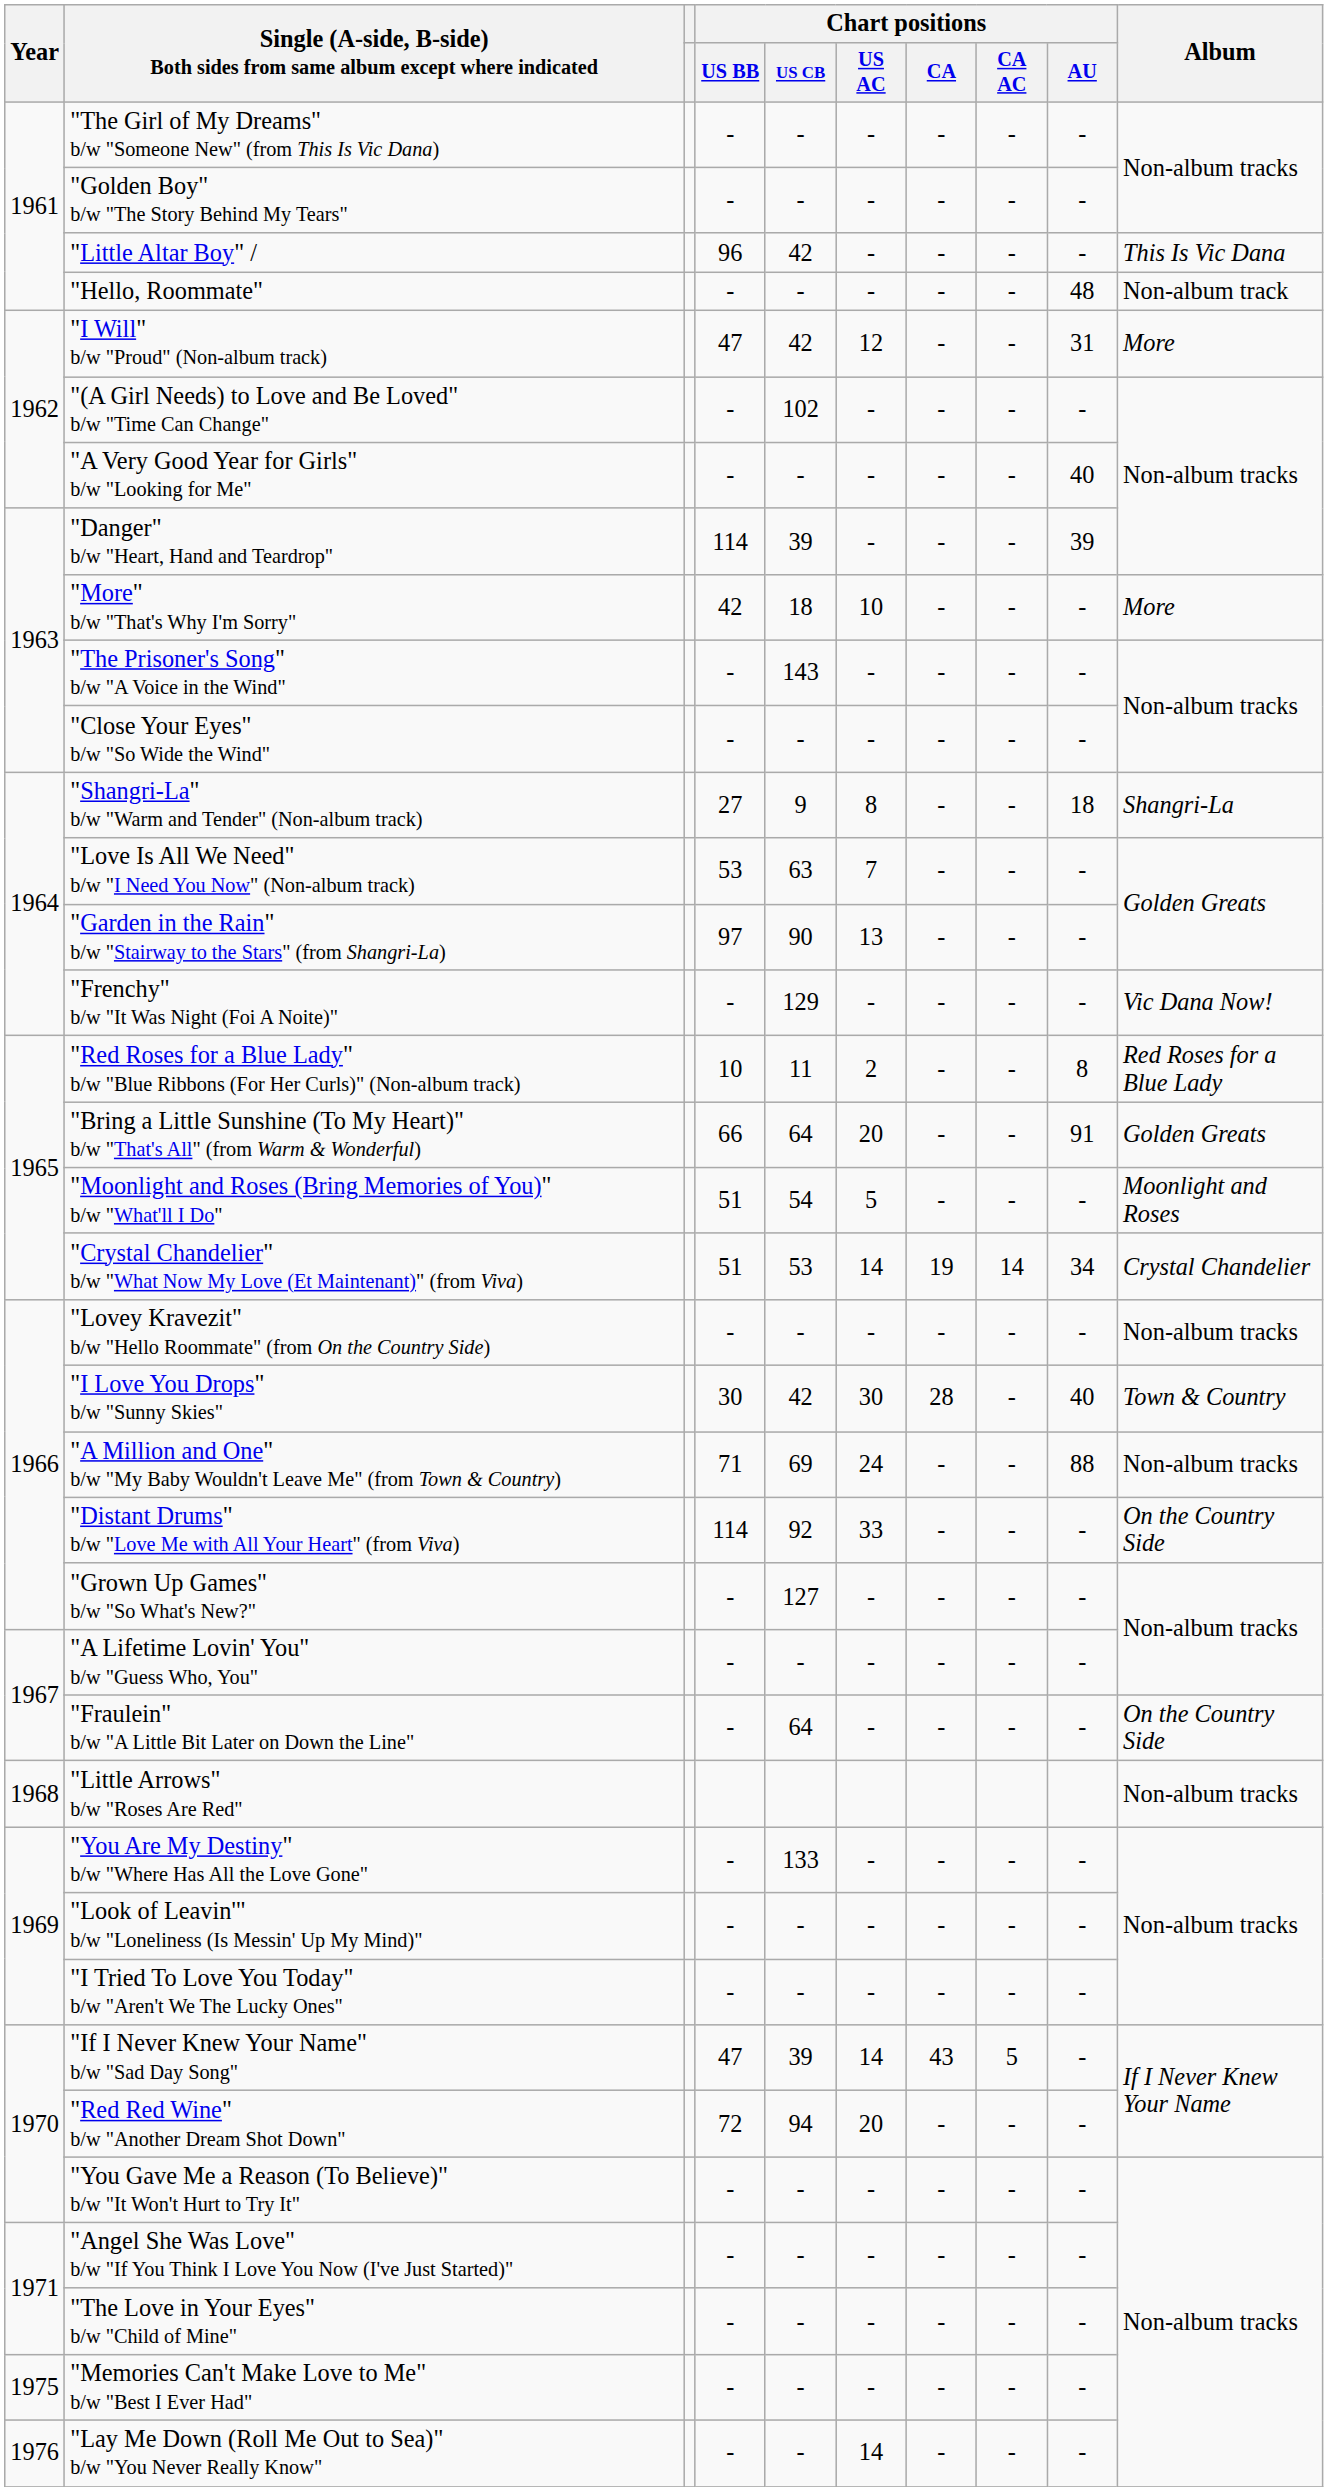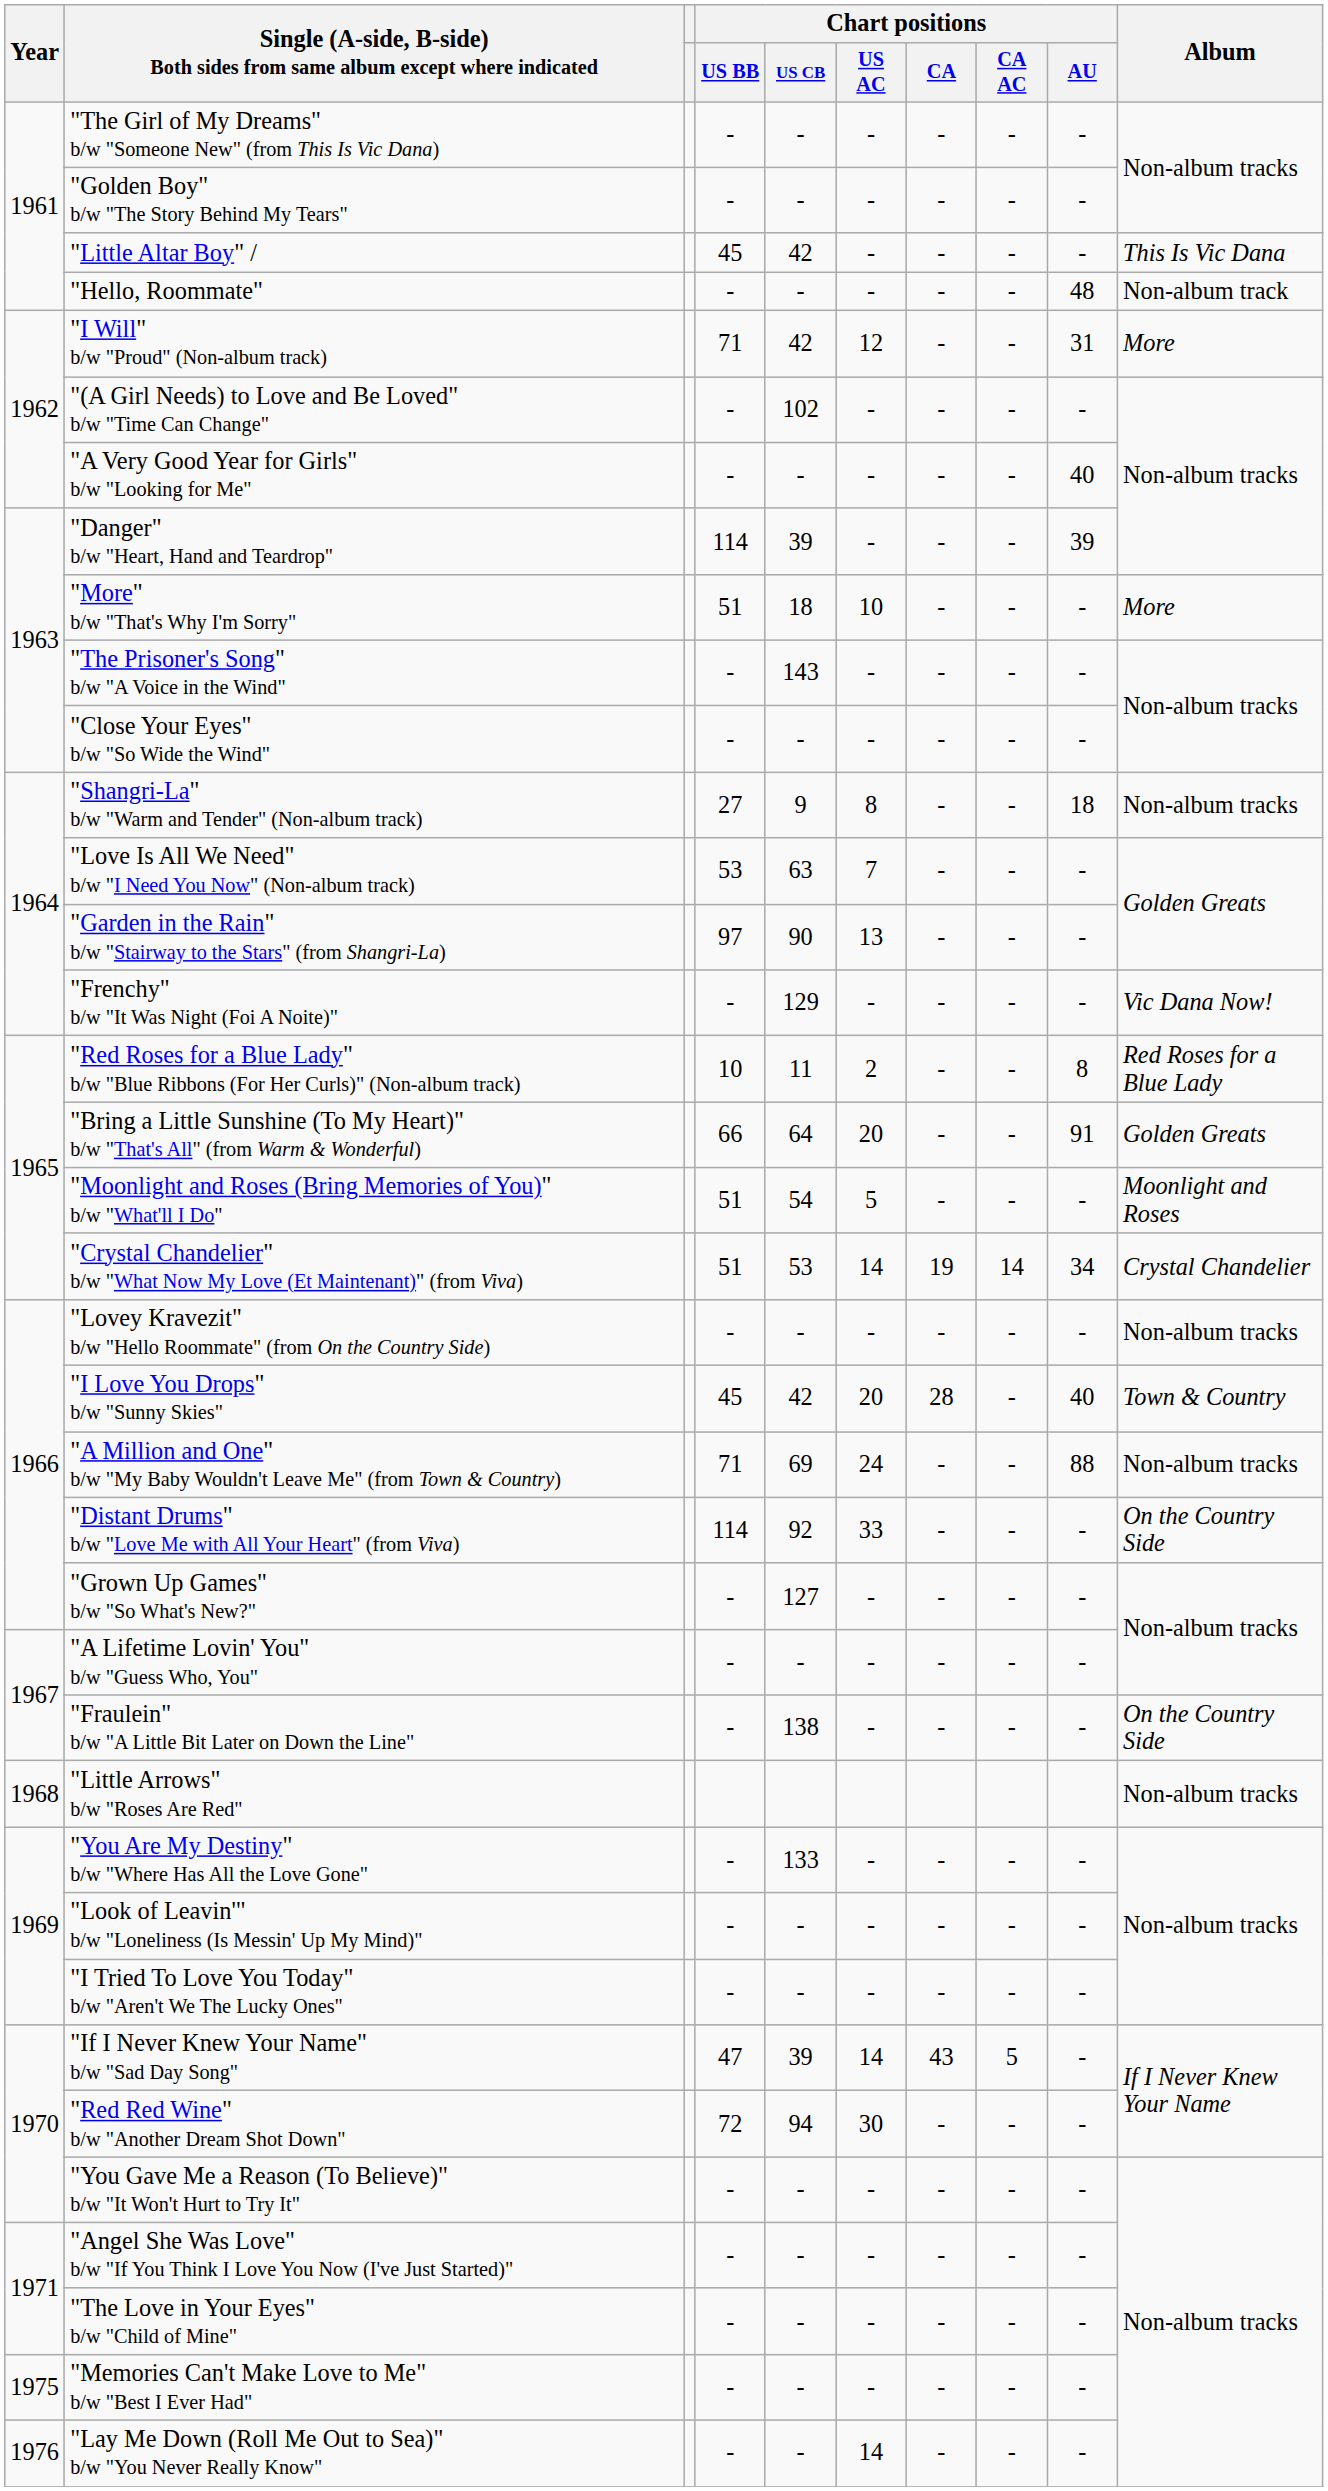(730, 252) 96 -> (730, 252) 45
(730, 343) 47 -> (730, 343) 71
(730, 606) 42 -> (730, 606) 51
(1178, 804) Shangri-La -> (1210, 804) Non-album tracks
(730, 1398) 30 -> (730, 1398) 45
(871, 1398) 30 -> (871, 1398) 20
(801, 1727) 64 -> (801, 1727) 138
(871, 2123) 20 -> (871, 2123) 30
